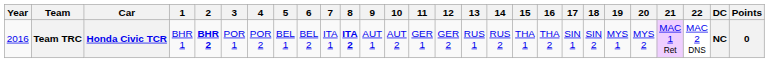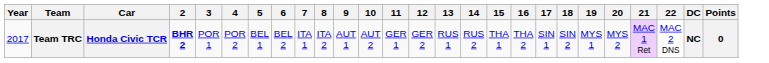- column: (182, 12)
(18, 38) 2016 -> (18, 38) 2017
(350, 38) bold -> (324, 38) normal
